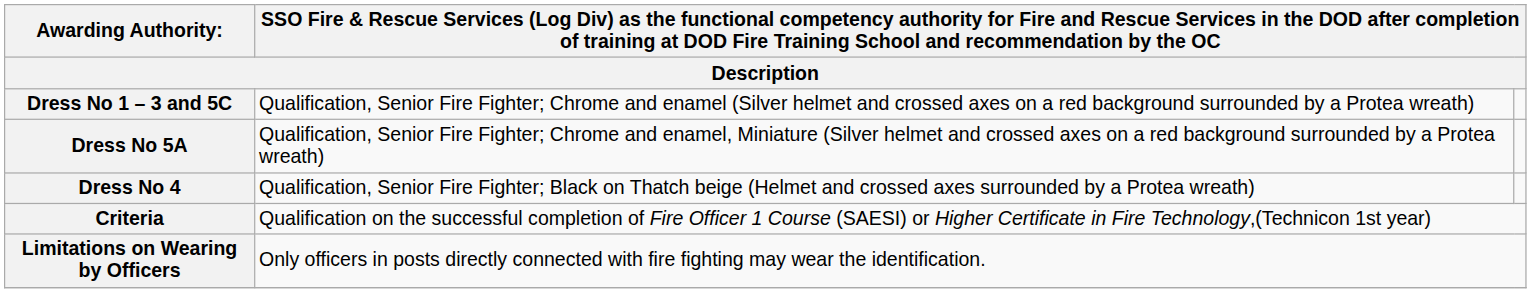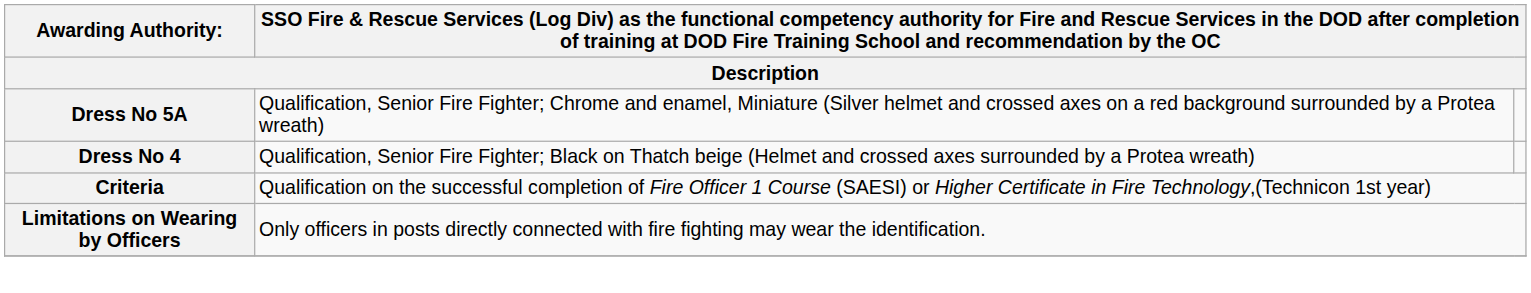- row: (130, 103)
